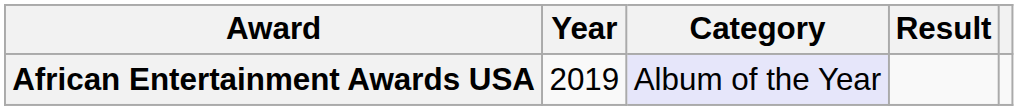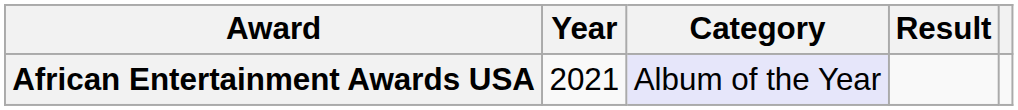(584, 79) 2019 -> (584, 79) 2021
